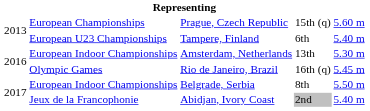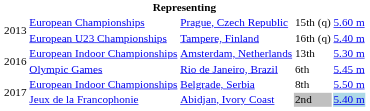(302, 38) 6th -> (313, 38) 16th (q)
(313, 69) 16th (q) -> (302, 69) 6th
(349, 99) no background -> (349, 99) lightblue background
